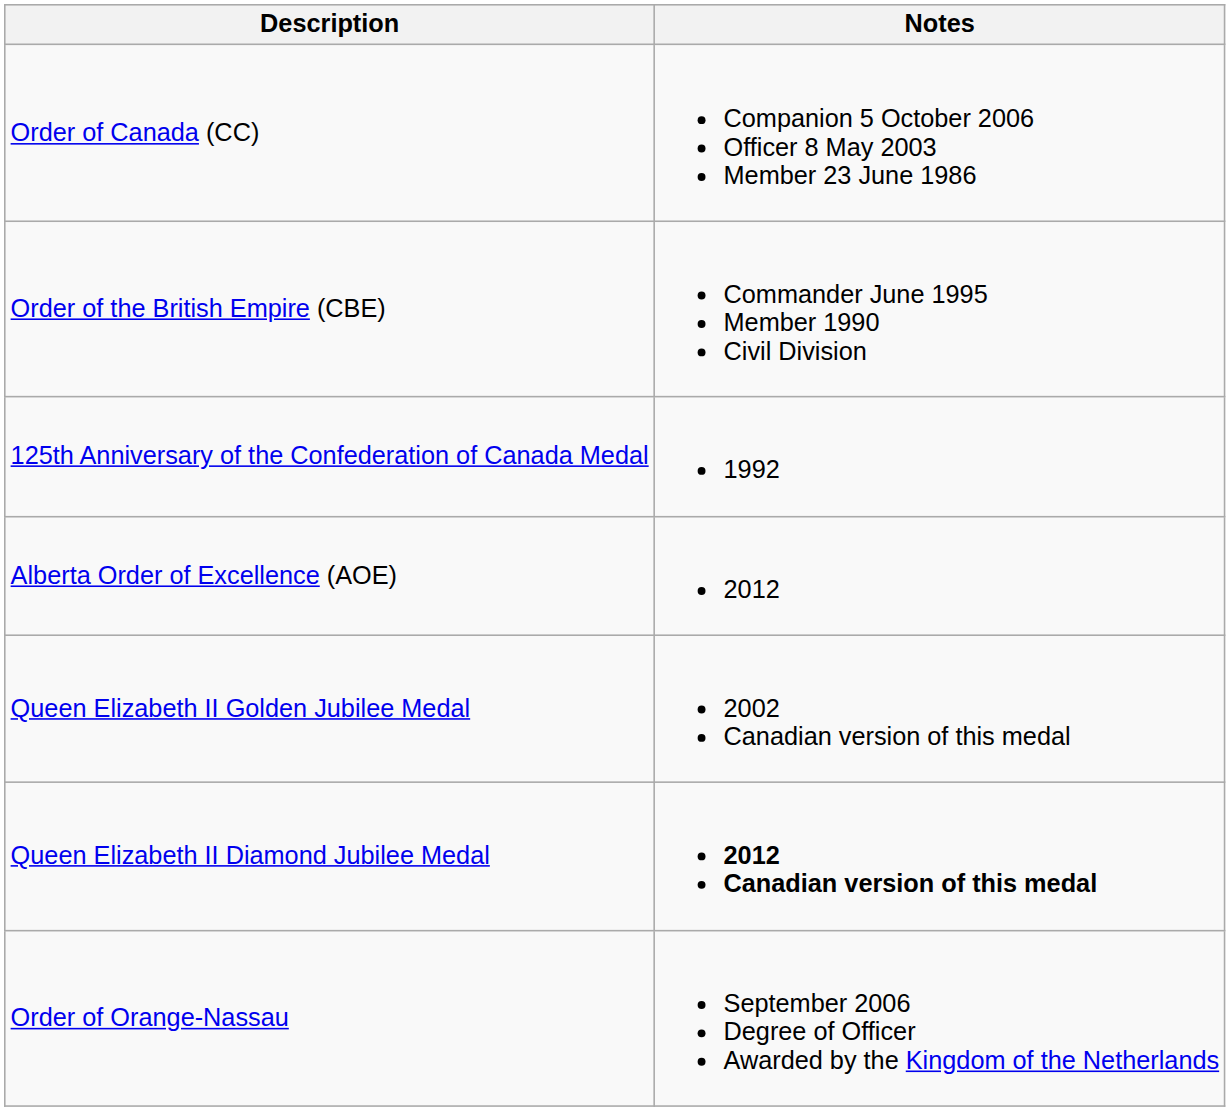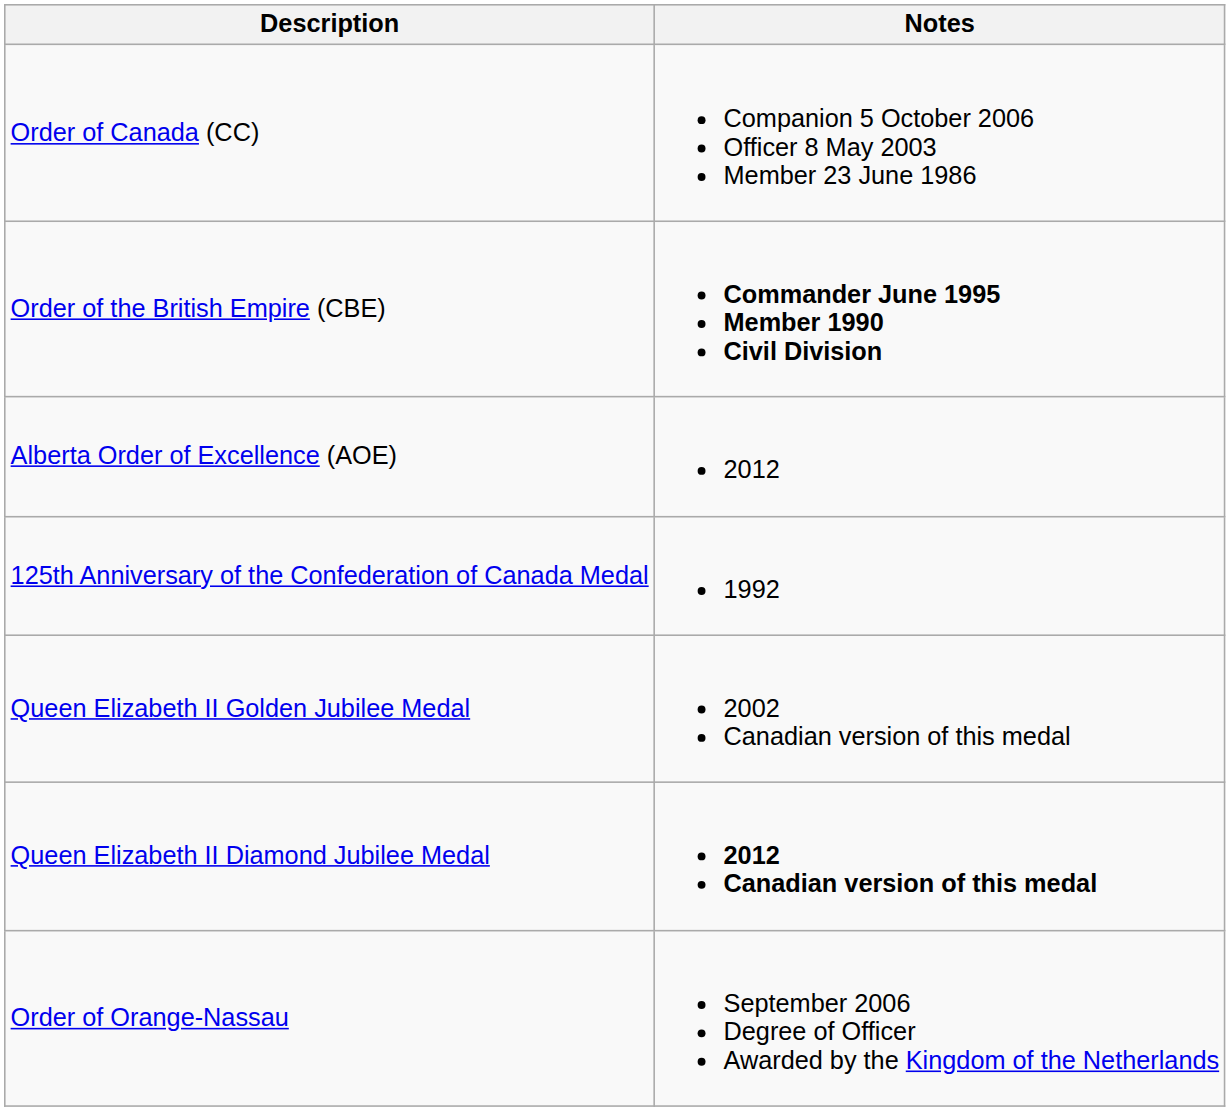(940, 323) normal -> (940, 323) bold
rows swapped: (204, 575) <-> (330, 456)
